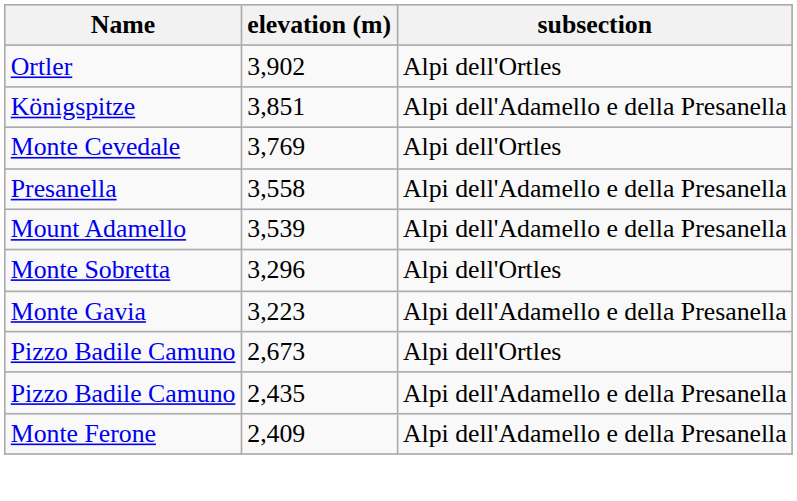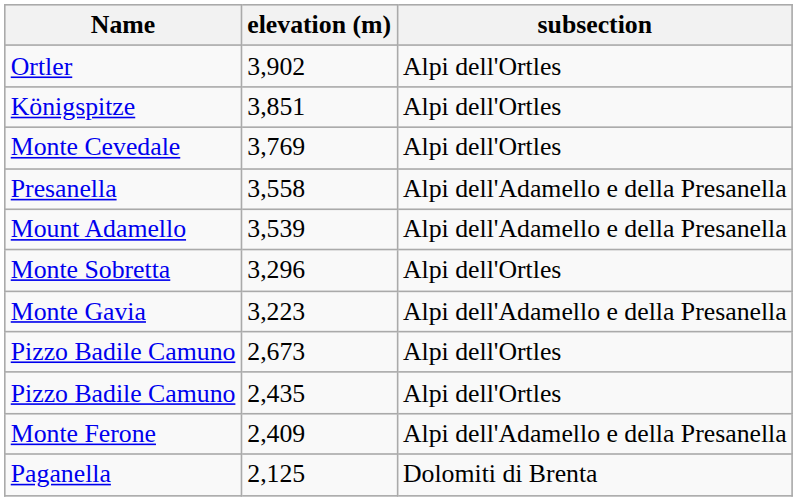(595, 106) Alpi dell'Adamello e della Presanella -> (482, 106) Alpi dell'Ortles
(595, 392) Alpi dell'Adamello e della Presanella -> (482, 392) Alpi dell'Ortles
+ row: (61, 474)
